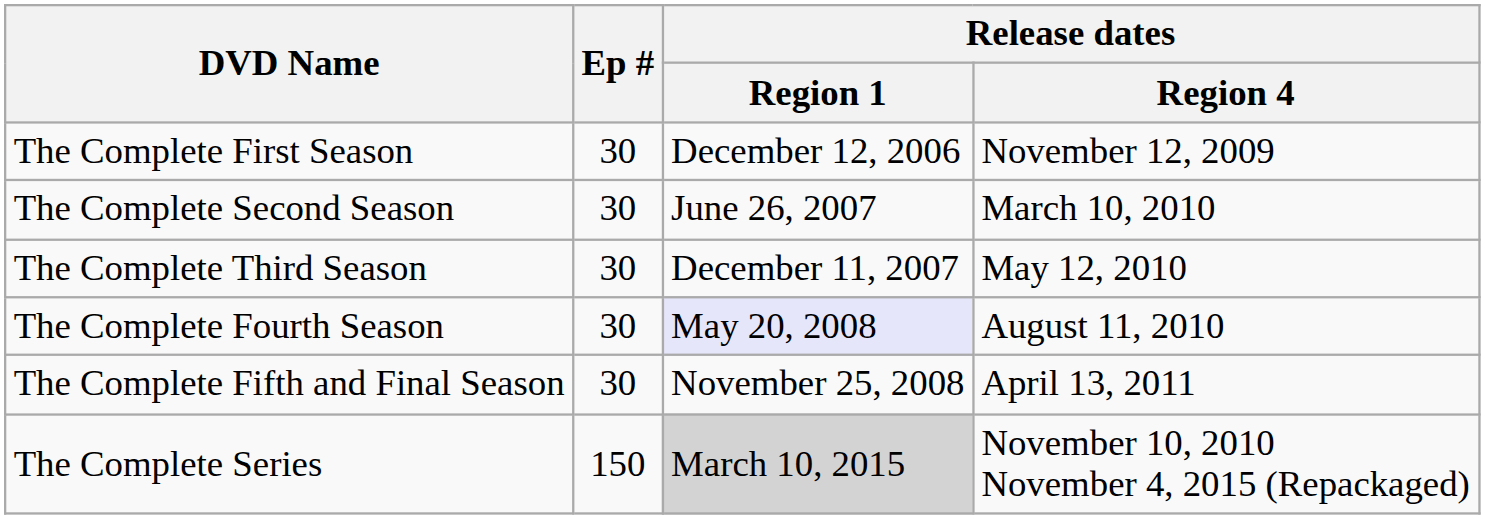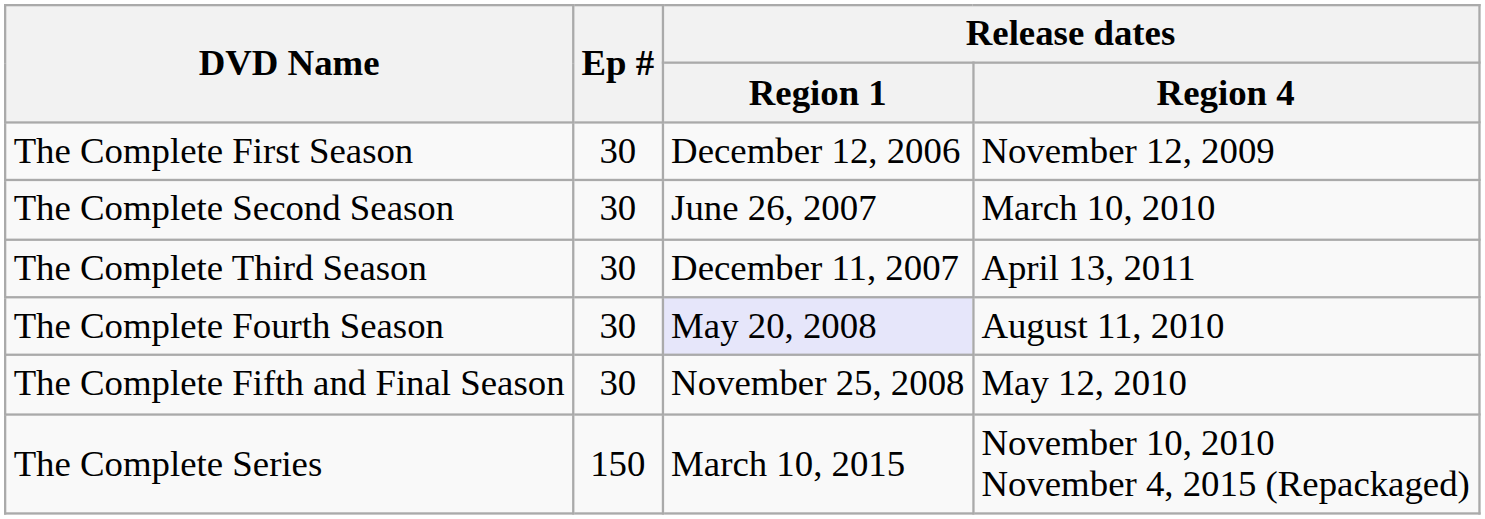(1084, 267) May 12, 2010 -> (1089, 267) April 13, 2011
(1089, 383) April 13, 2011 -> (1084, 383) May 12, 2010
(788, 462) lightgrey background -> (788, 462) no background
